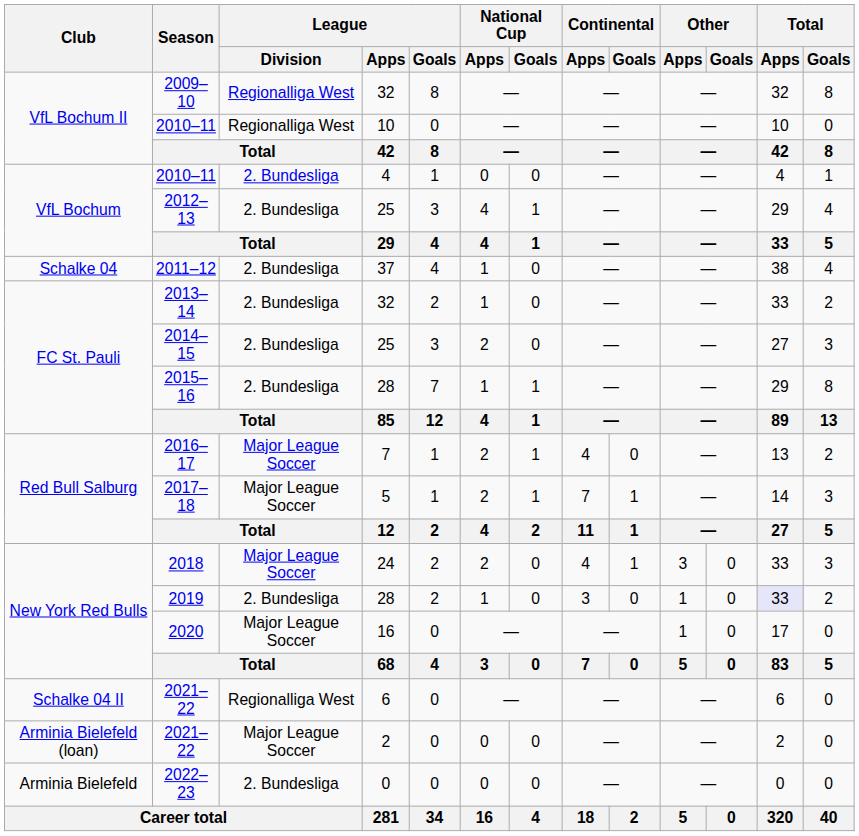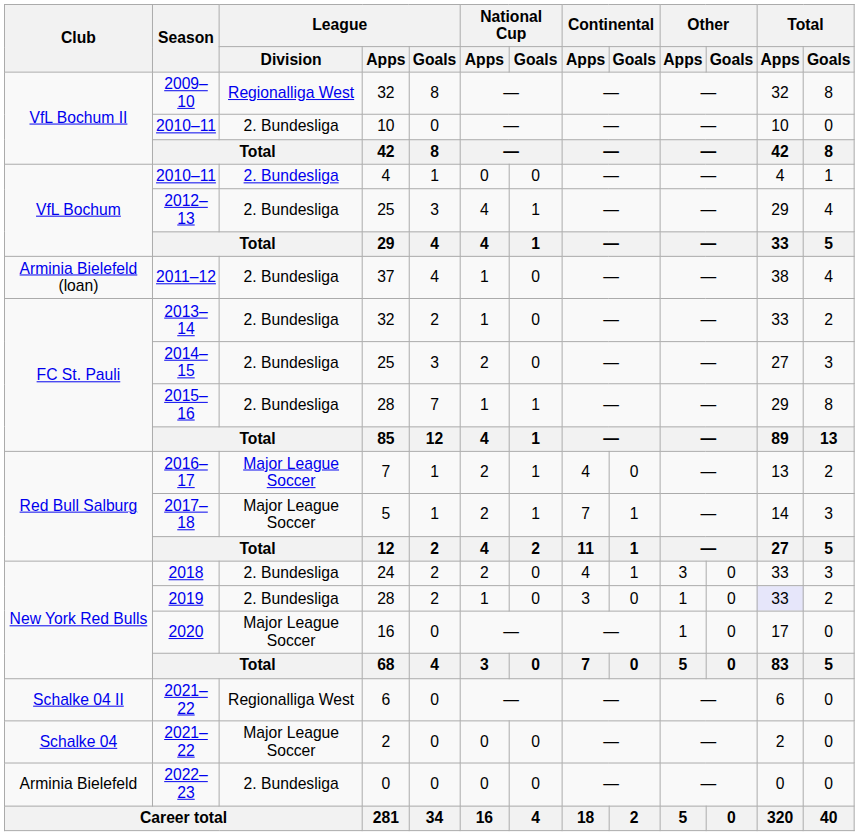(291, 126) Regionalliga West -> (291, 126) 2. Bundesliga
(78, 268) Schalke 04 -> (78, 277) Arminia Bielefeld (loan)
(291, 564) Major League Soccer -> (291, 573) 2. Bundesliga
(78, 742) Arminia Bielefeld (loan) -> (78, 742) Schalke 04
